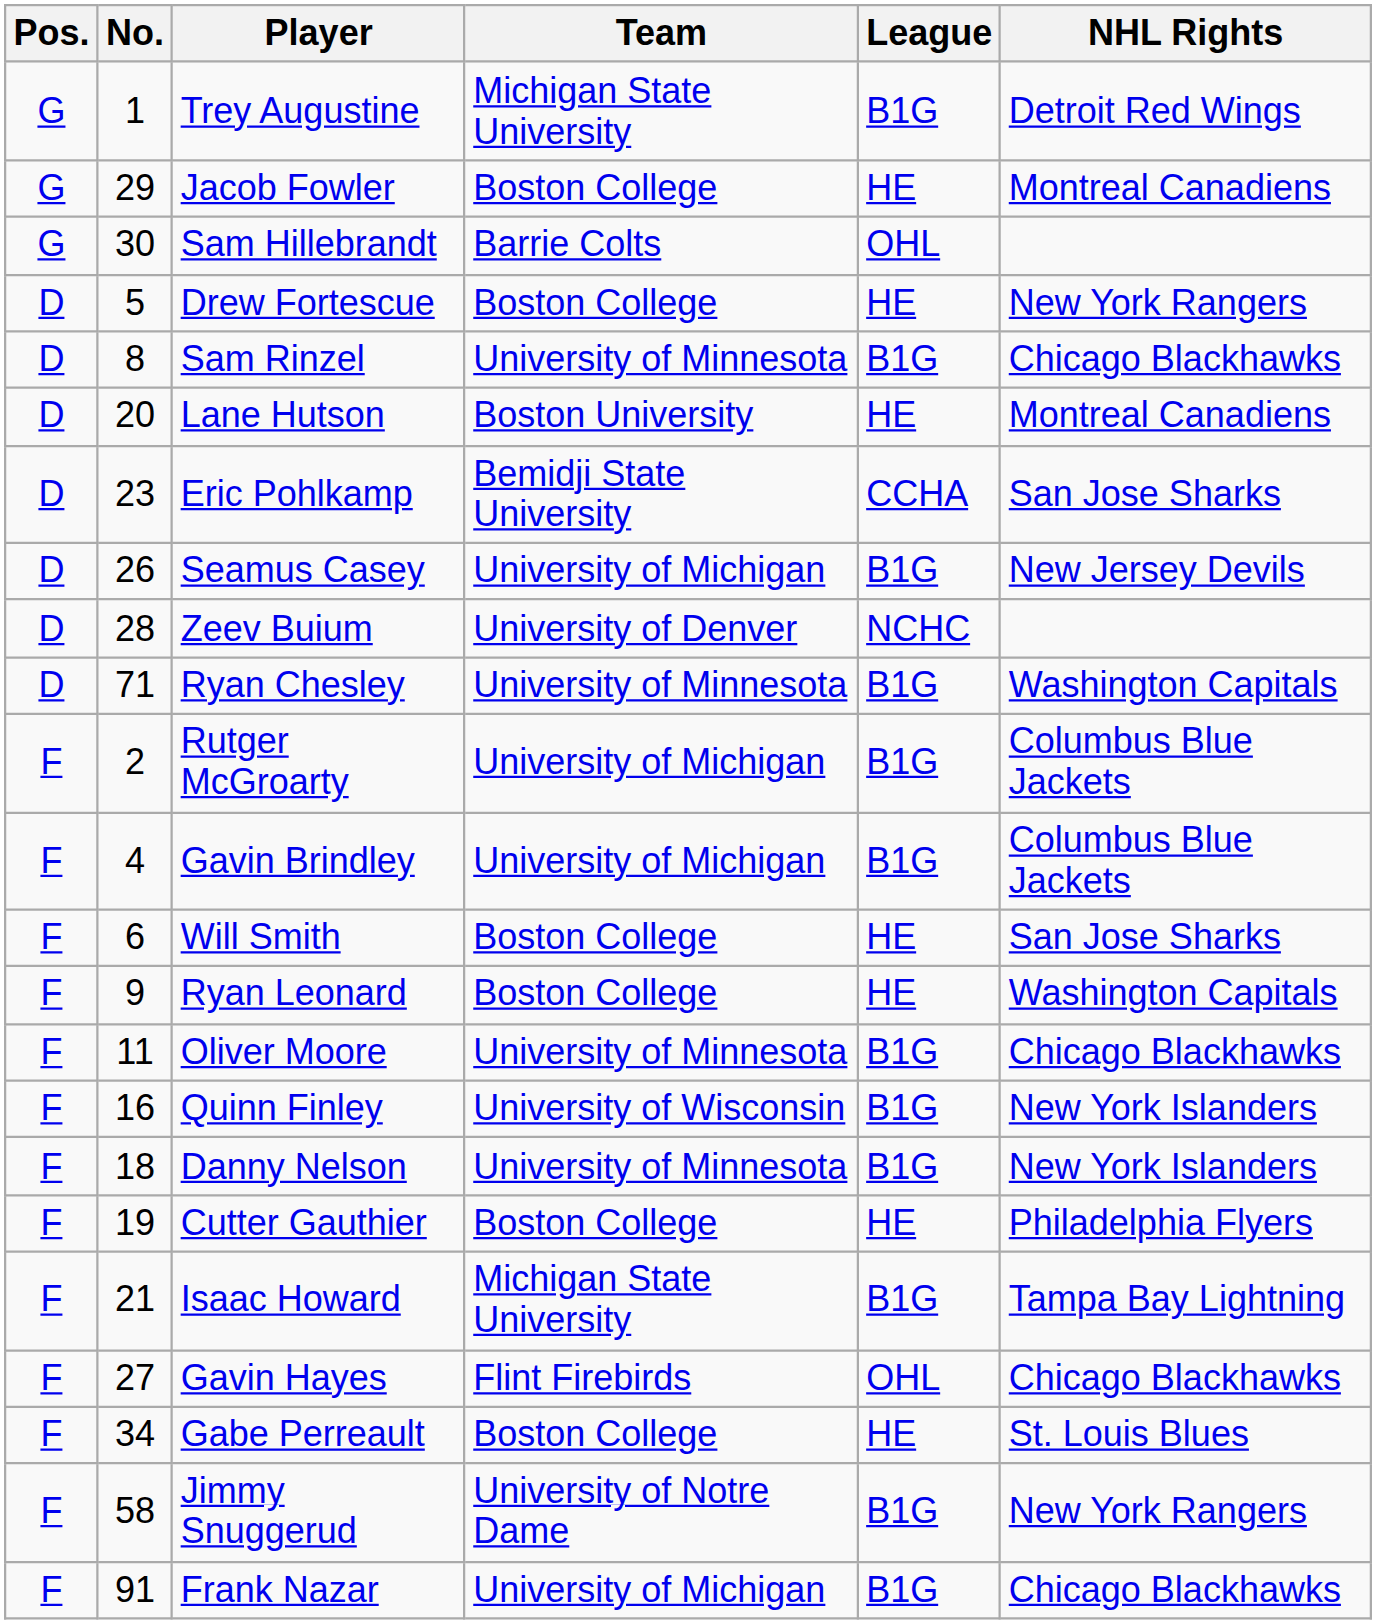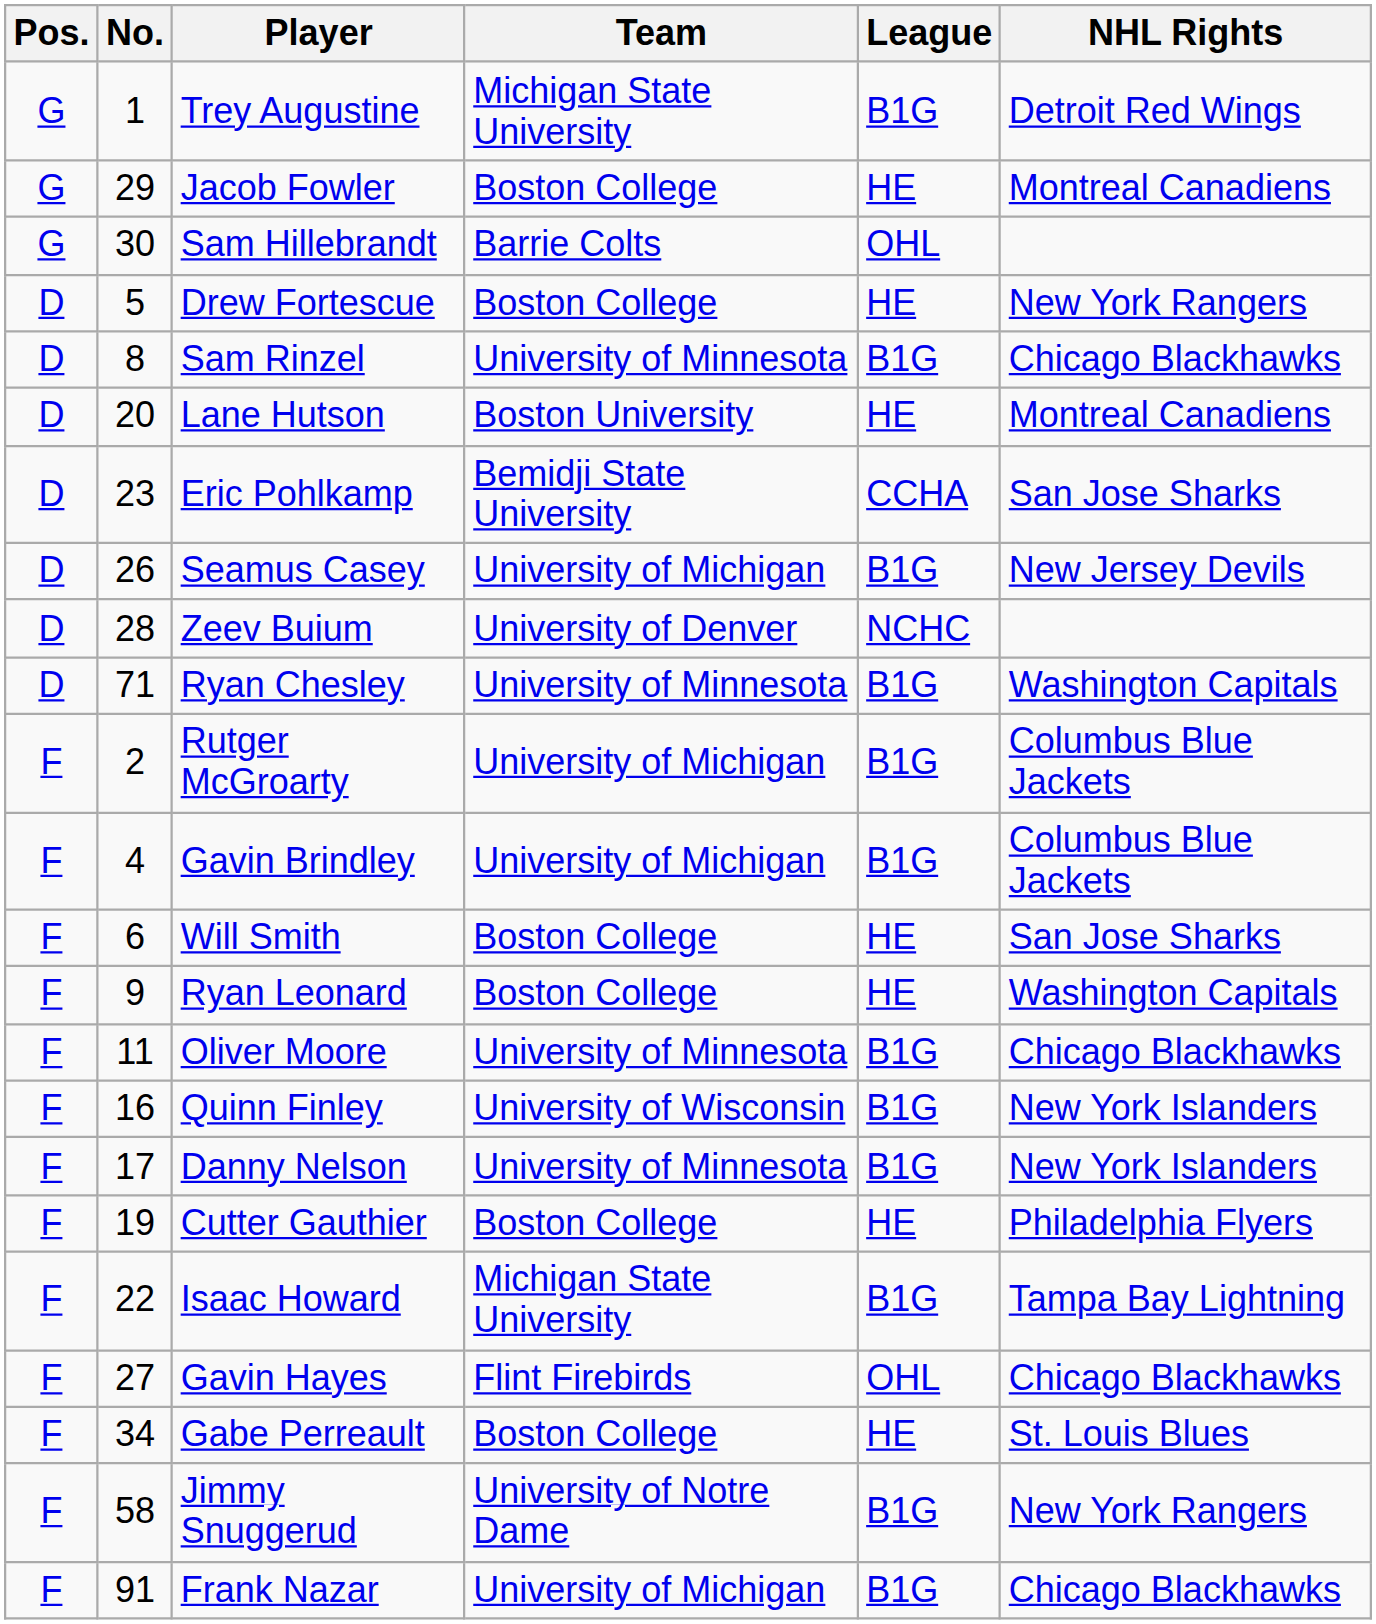(135, 1165) 18 -> (135, 1165) 17
(135, 1300) 21 -> (135, 1300) 22
